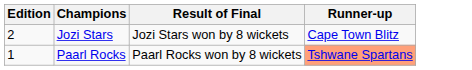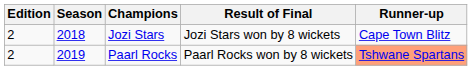+ column: (79, 14)
(11, 55) 1 -> (11, 55) 2
